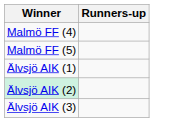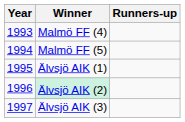+ column: (20, 13)
